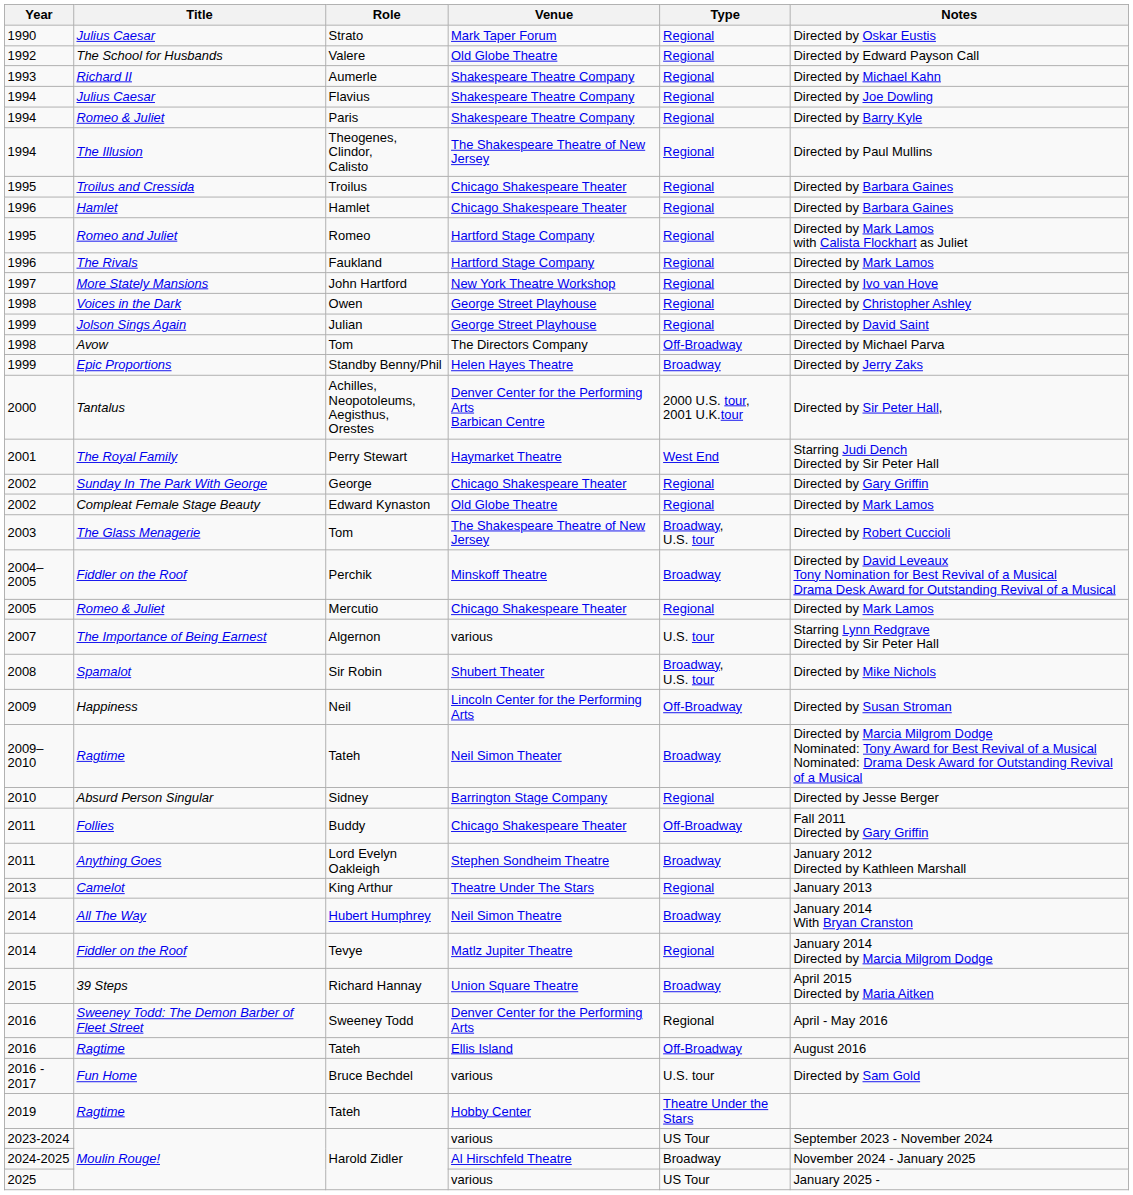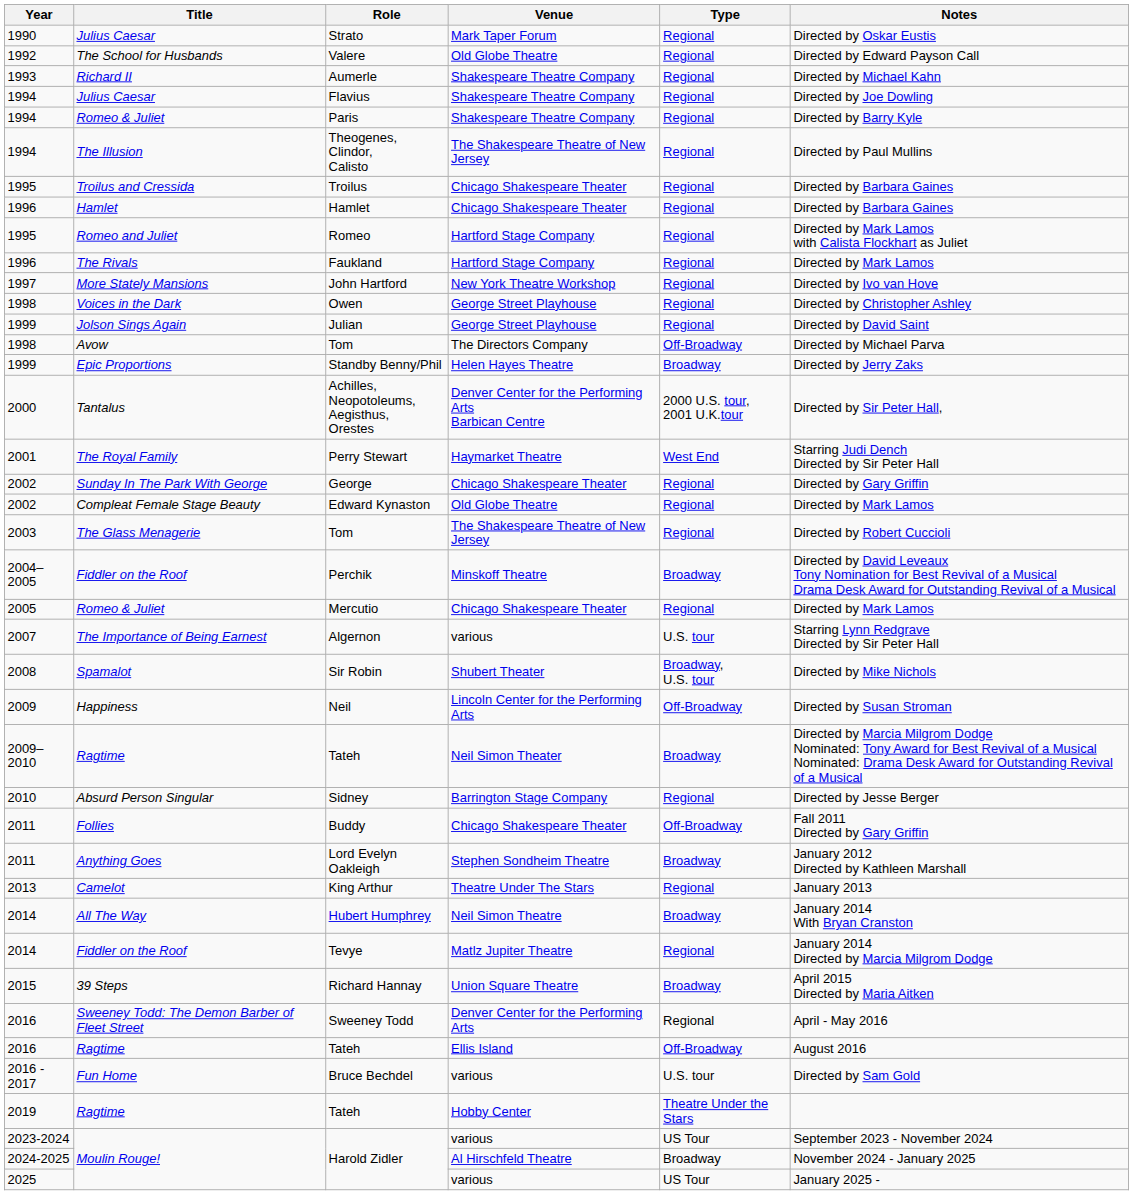(693, 533) Broadway, U.S. tour -> (689, 533) Regional
